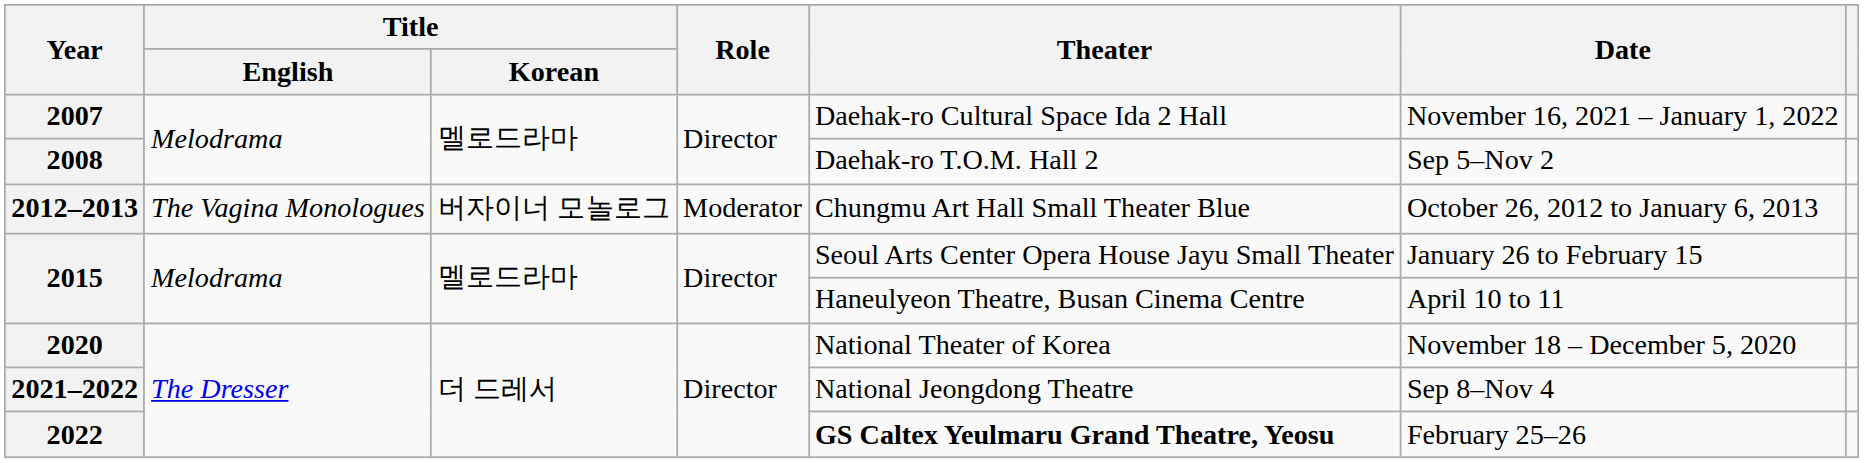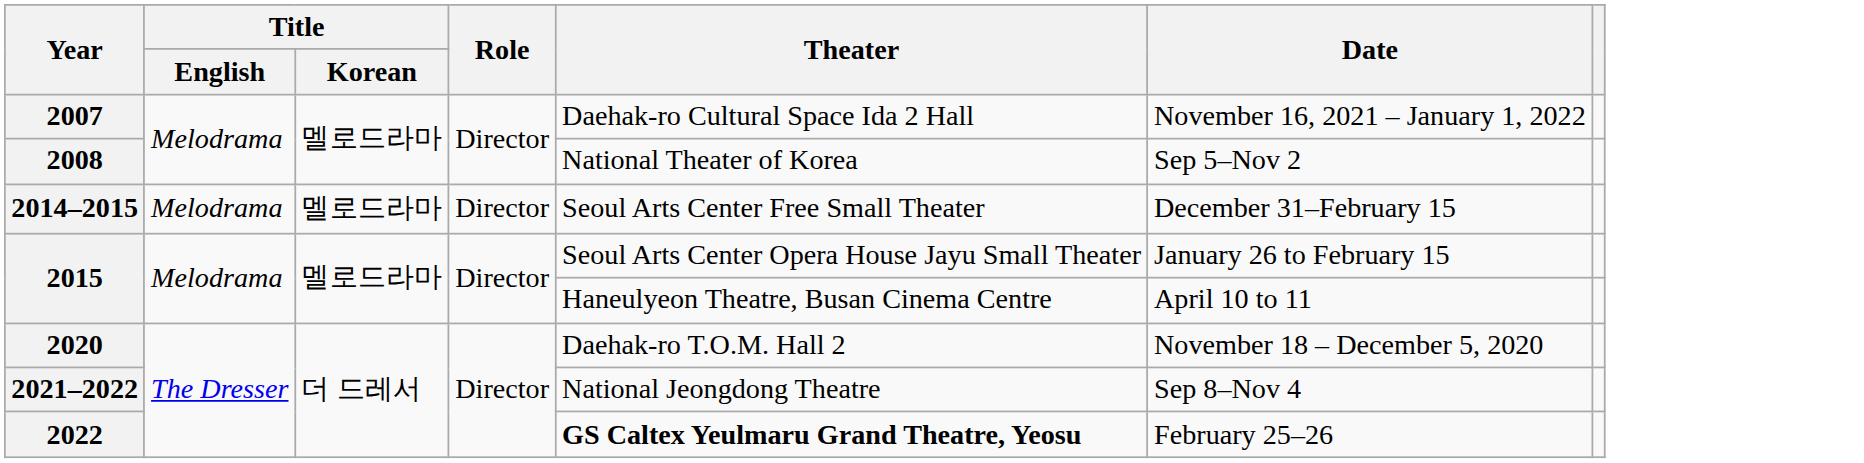(957, 160) Daehak-ro T.O.M. Hall 2 -> (710, 160) National Theater of Korea
- row: (75, 208)
+ row: (75, 208)
(963, 344) National Theater of Korea -> (704, 344) Daehak-ro T.O.M. Hall 2
